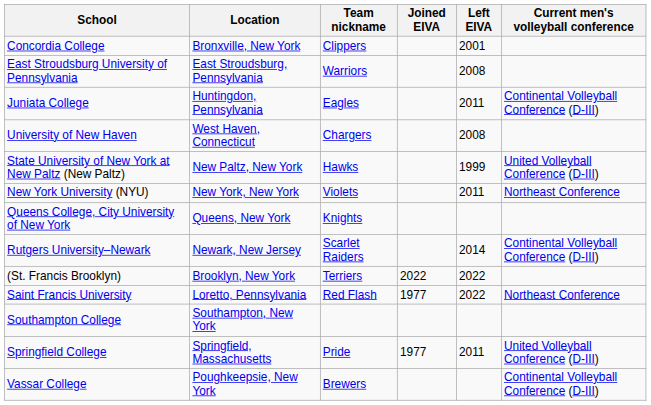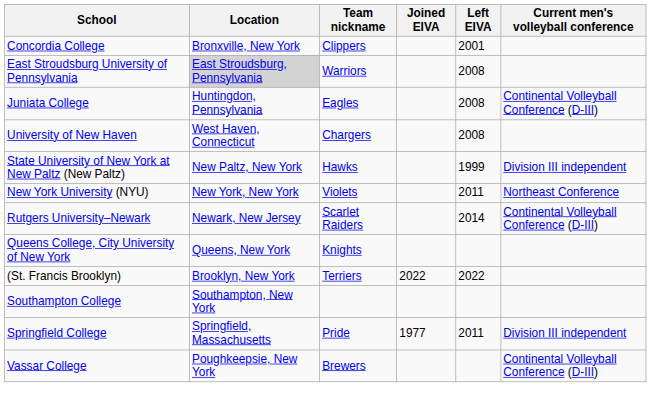(240, 71) no background -> (239, 71) lightgrey background
(472, 103) 2011 -> (471, 103) 2008
(551, 167) United Volleyball Conference (D-III) -> (565, 167) Division III independent
rows swapped: (91, 218) <-> (79, 250)
- row: (69, 294)
(551, 352) United Volleyball Conference (D-III) -> (565, 333) Division III independent
